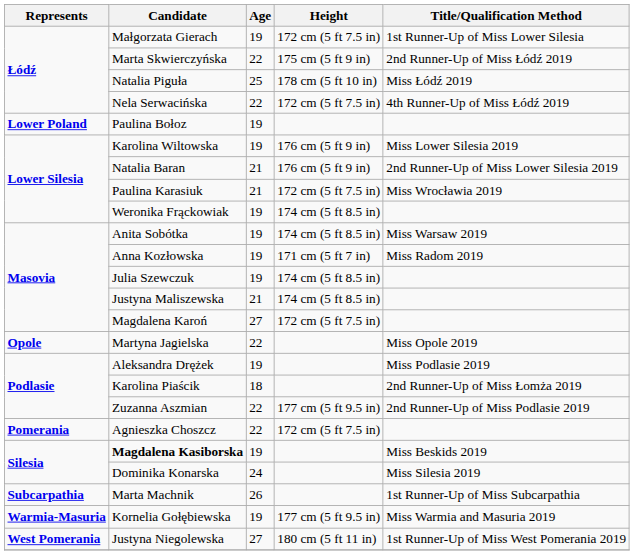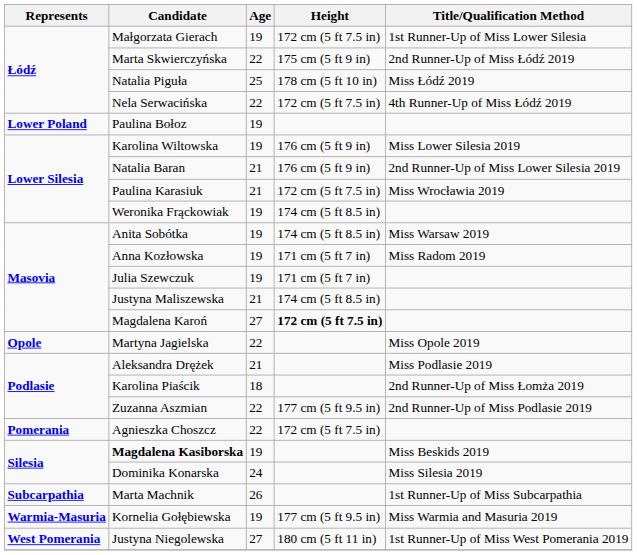(329, 277) 174 cm (5 ft 8.5 in) -> (324, 277) 171 cm (5 ft 7 in)
(329, 320) normal -> (330, 320) bold
(256, 364) 19 -> (256, 364) 21
